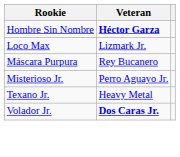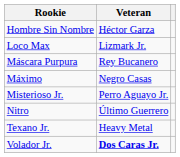(129, 29) bold -> (127, 29) normal
+ row: (24, 78)
+ row: (18, 111)
